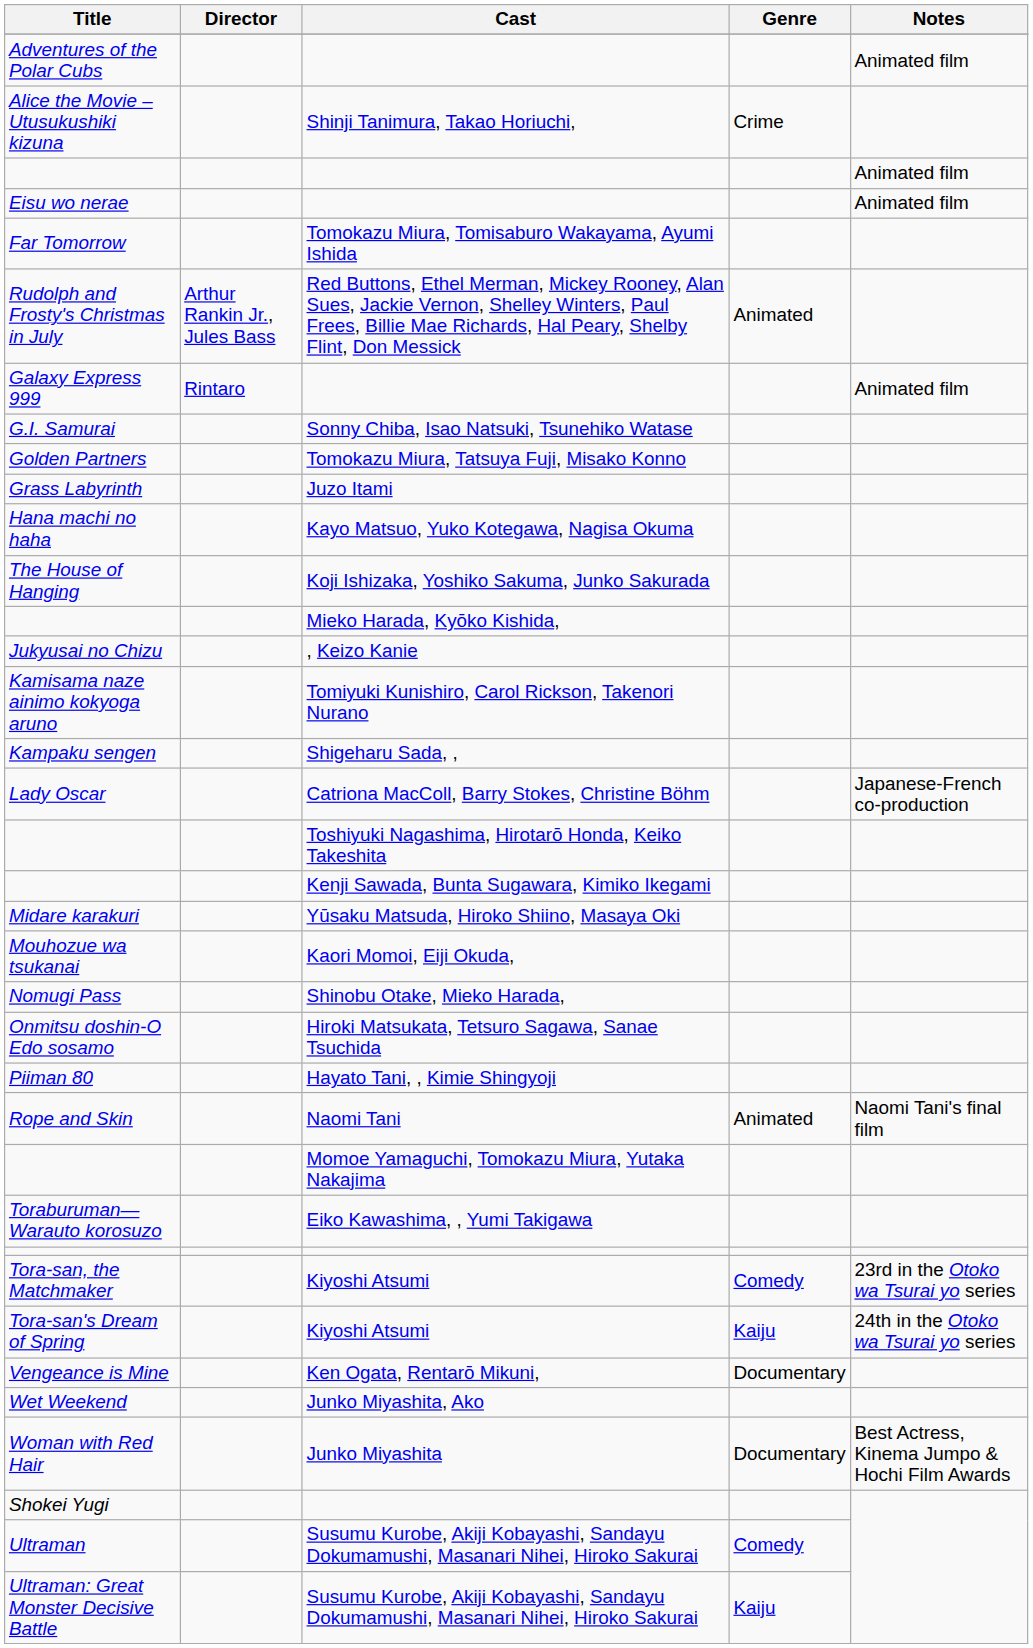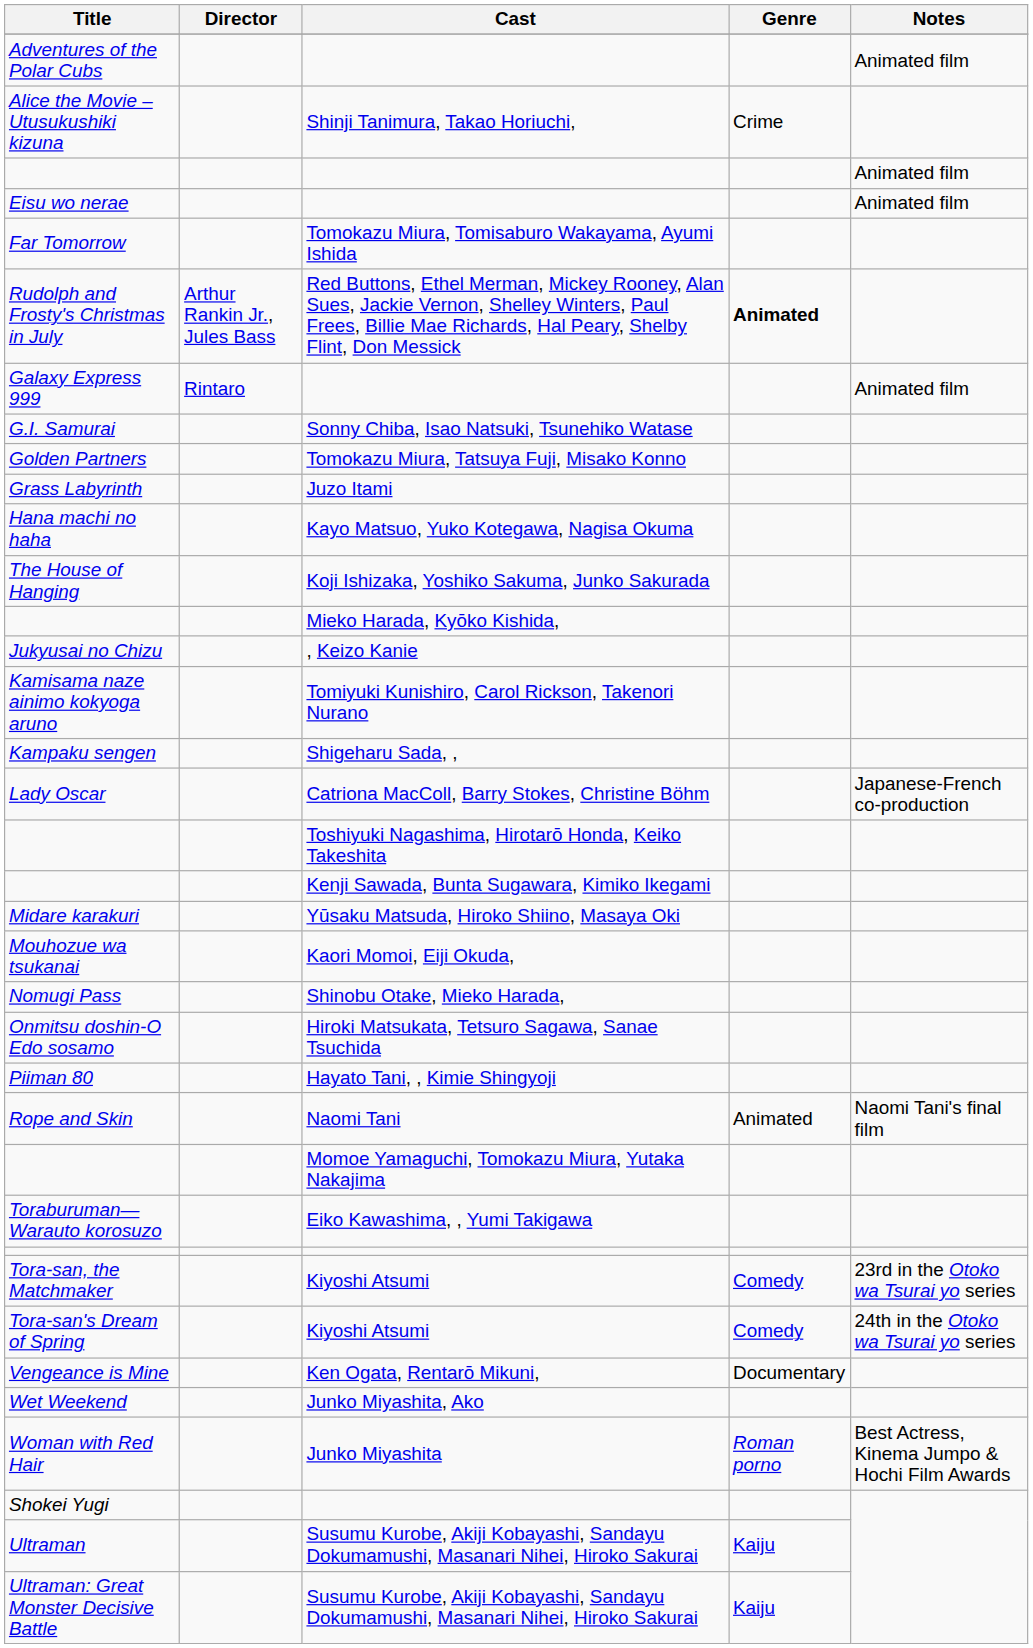(773, 315) normal -> (776, 315) bold
(754, 1331) Kaiju -> (768, 1331) Comedy
(790, 1453) Documentary -> (763, 1453) Roman porno
(769, 1545) Comedy -> (754, 1545) Kaiju
